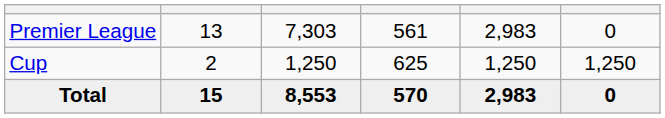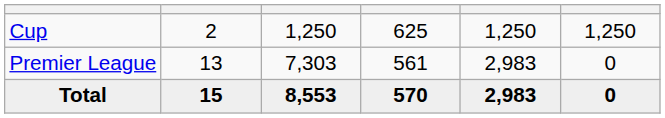rows swapped: (83, 30) <-> (28, 63)
